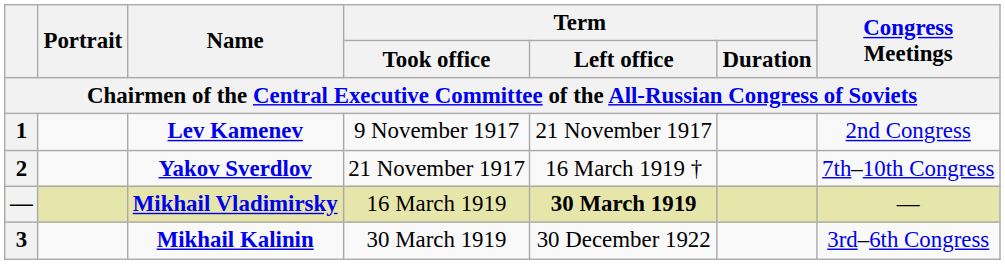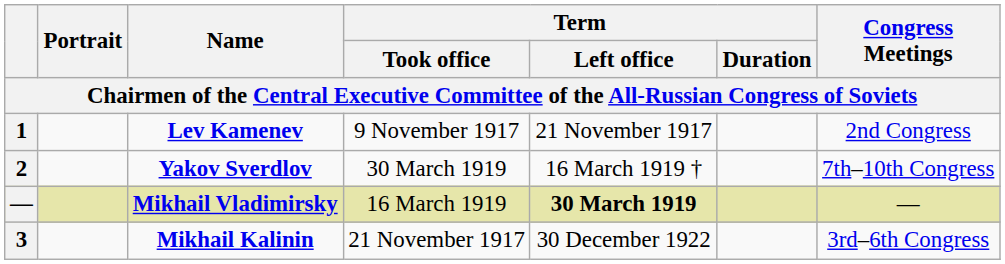(437, 167) 21 November 1917 -> (436, 167) 30 March 1919
(436, 240) 30 March 1919 -> (437, 240) 21 November 1917
